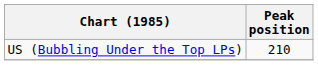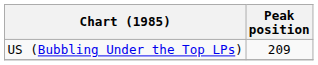(279, 50) 210 -> (279, 50) 209
